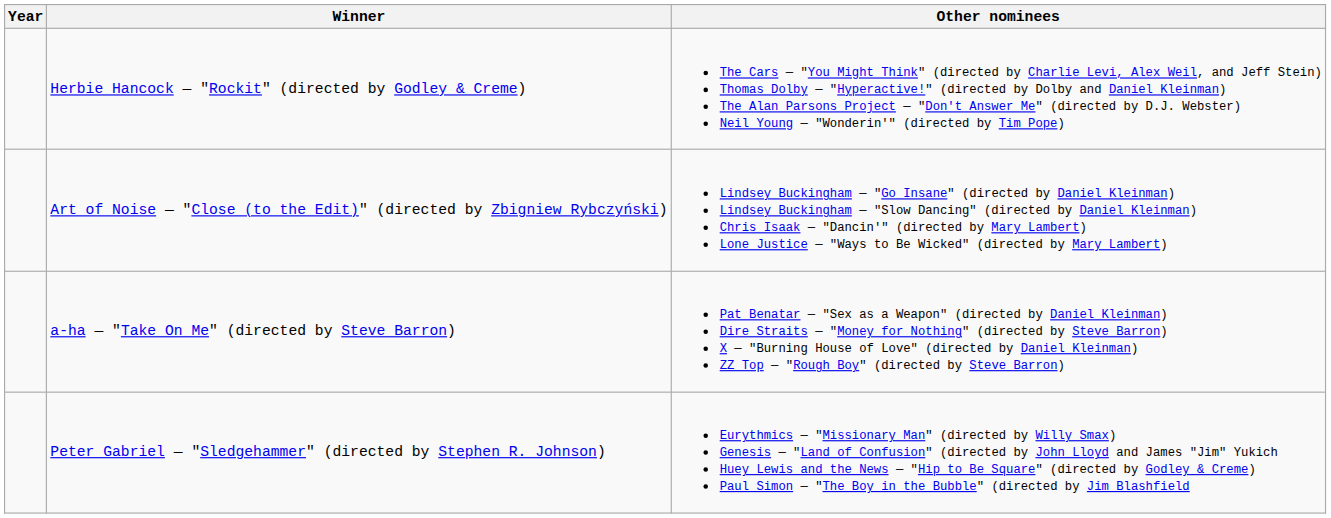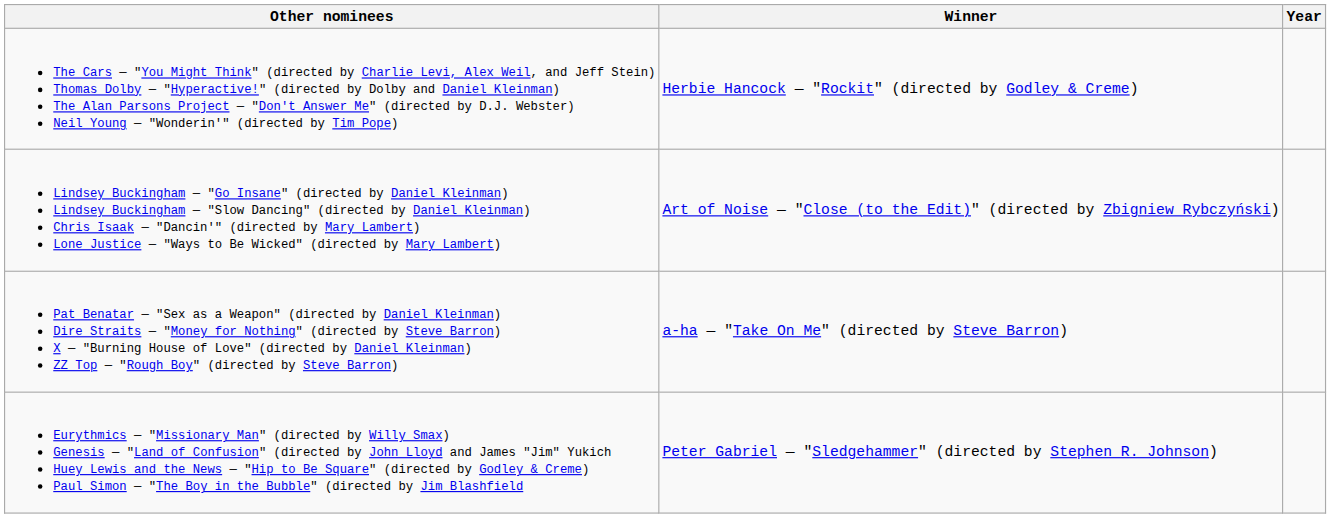columns swapped: (26, 17) <-> (998, 17)
